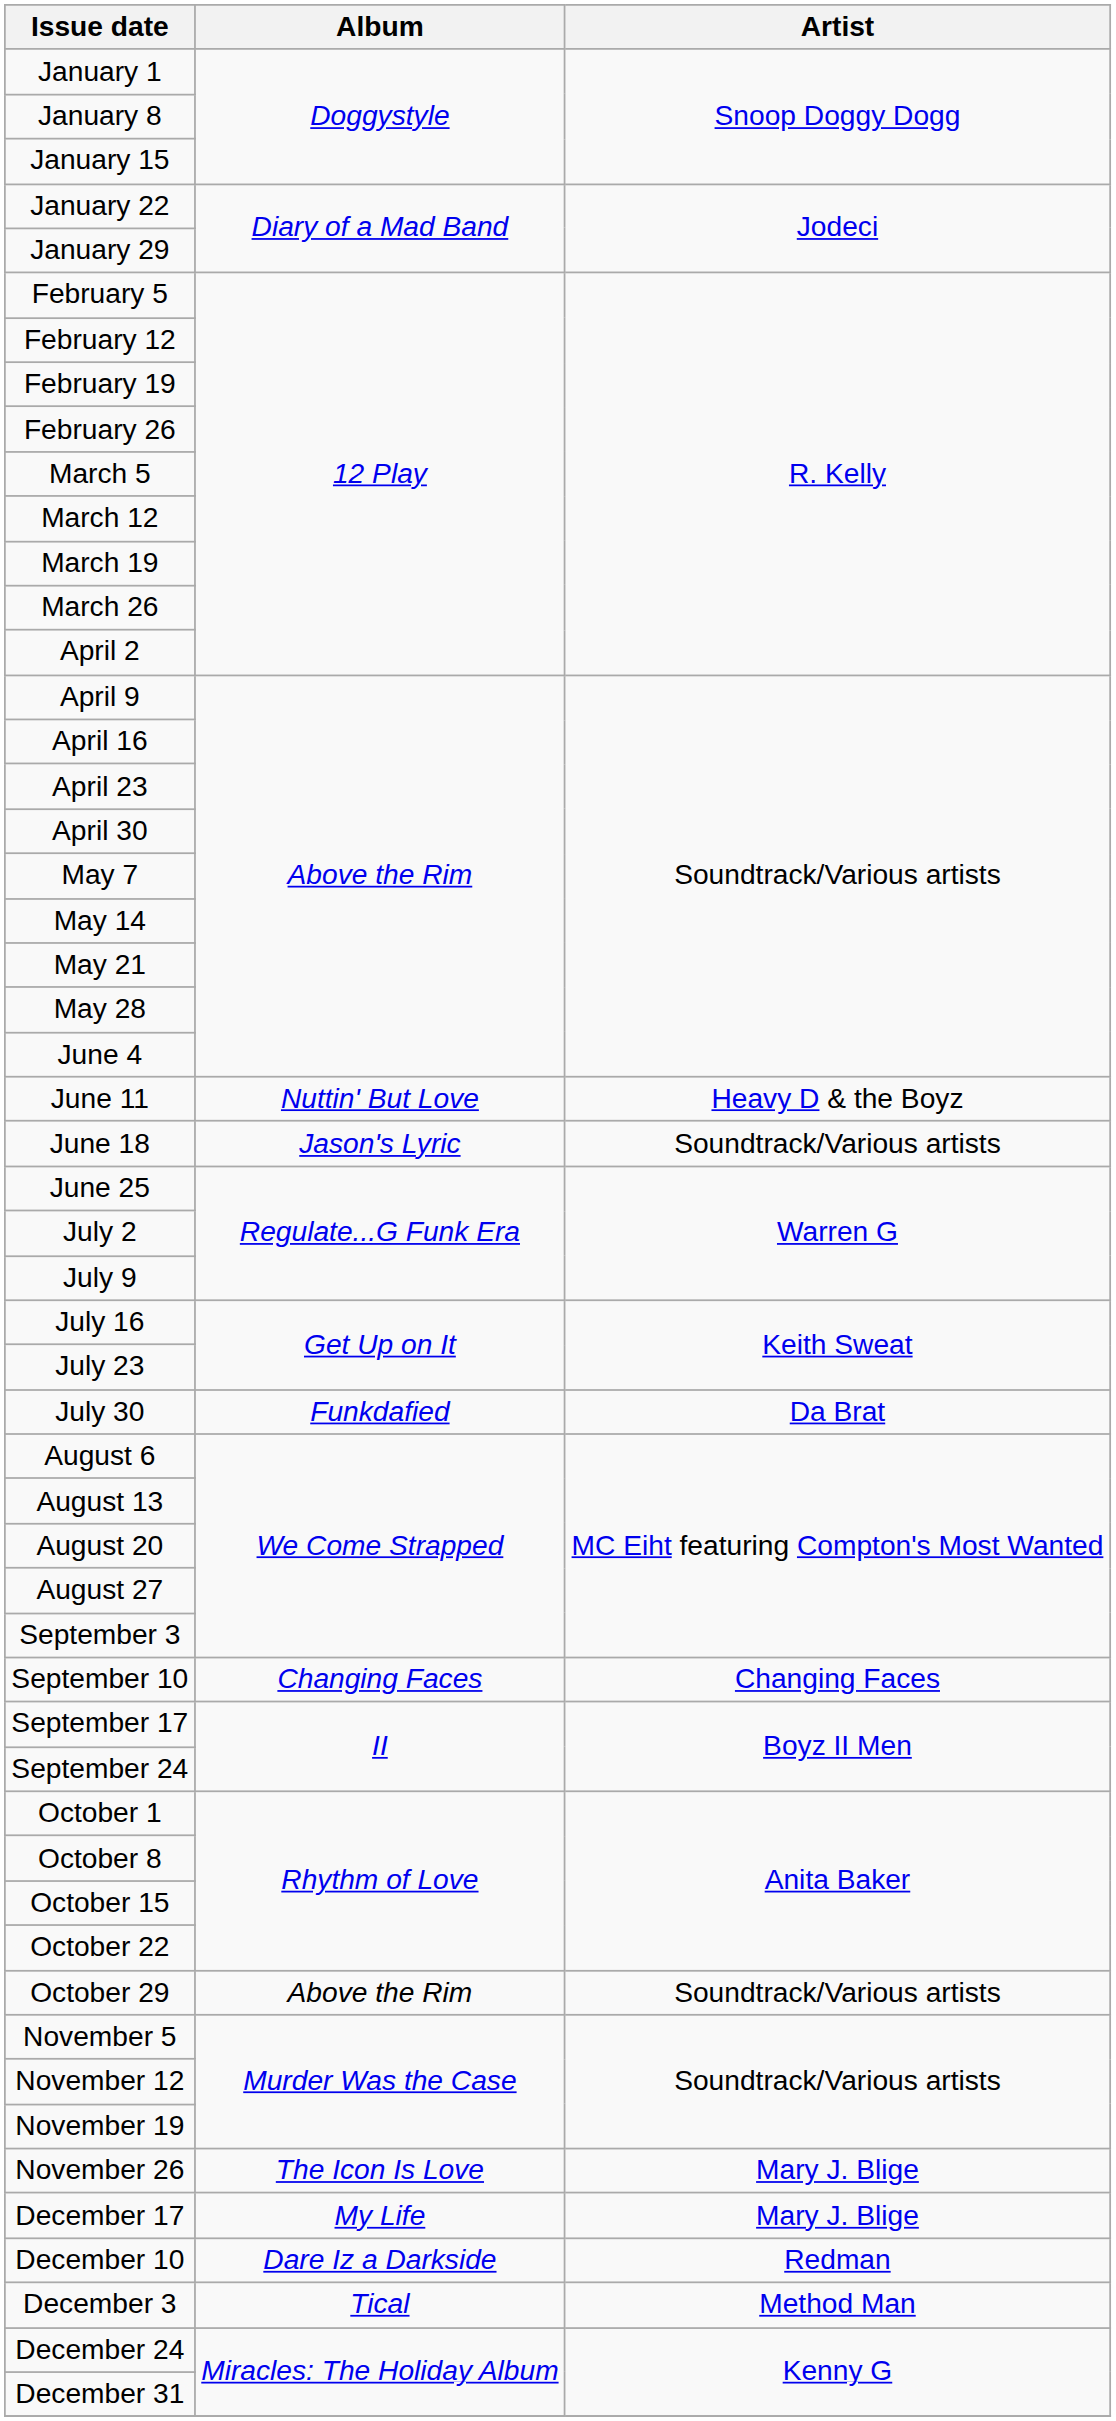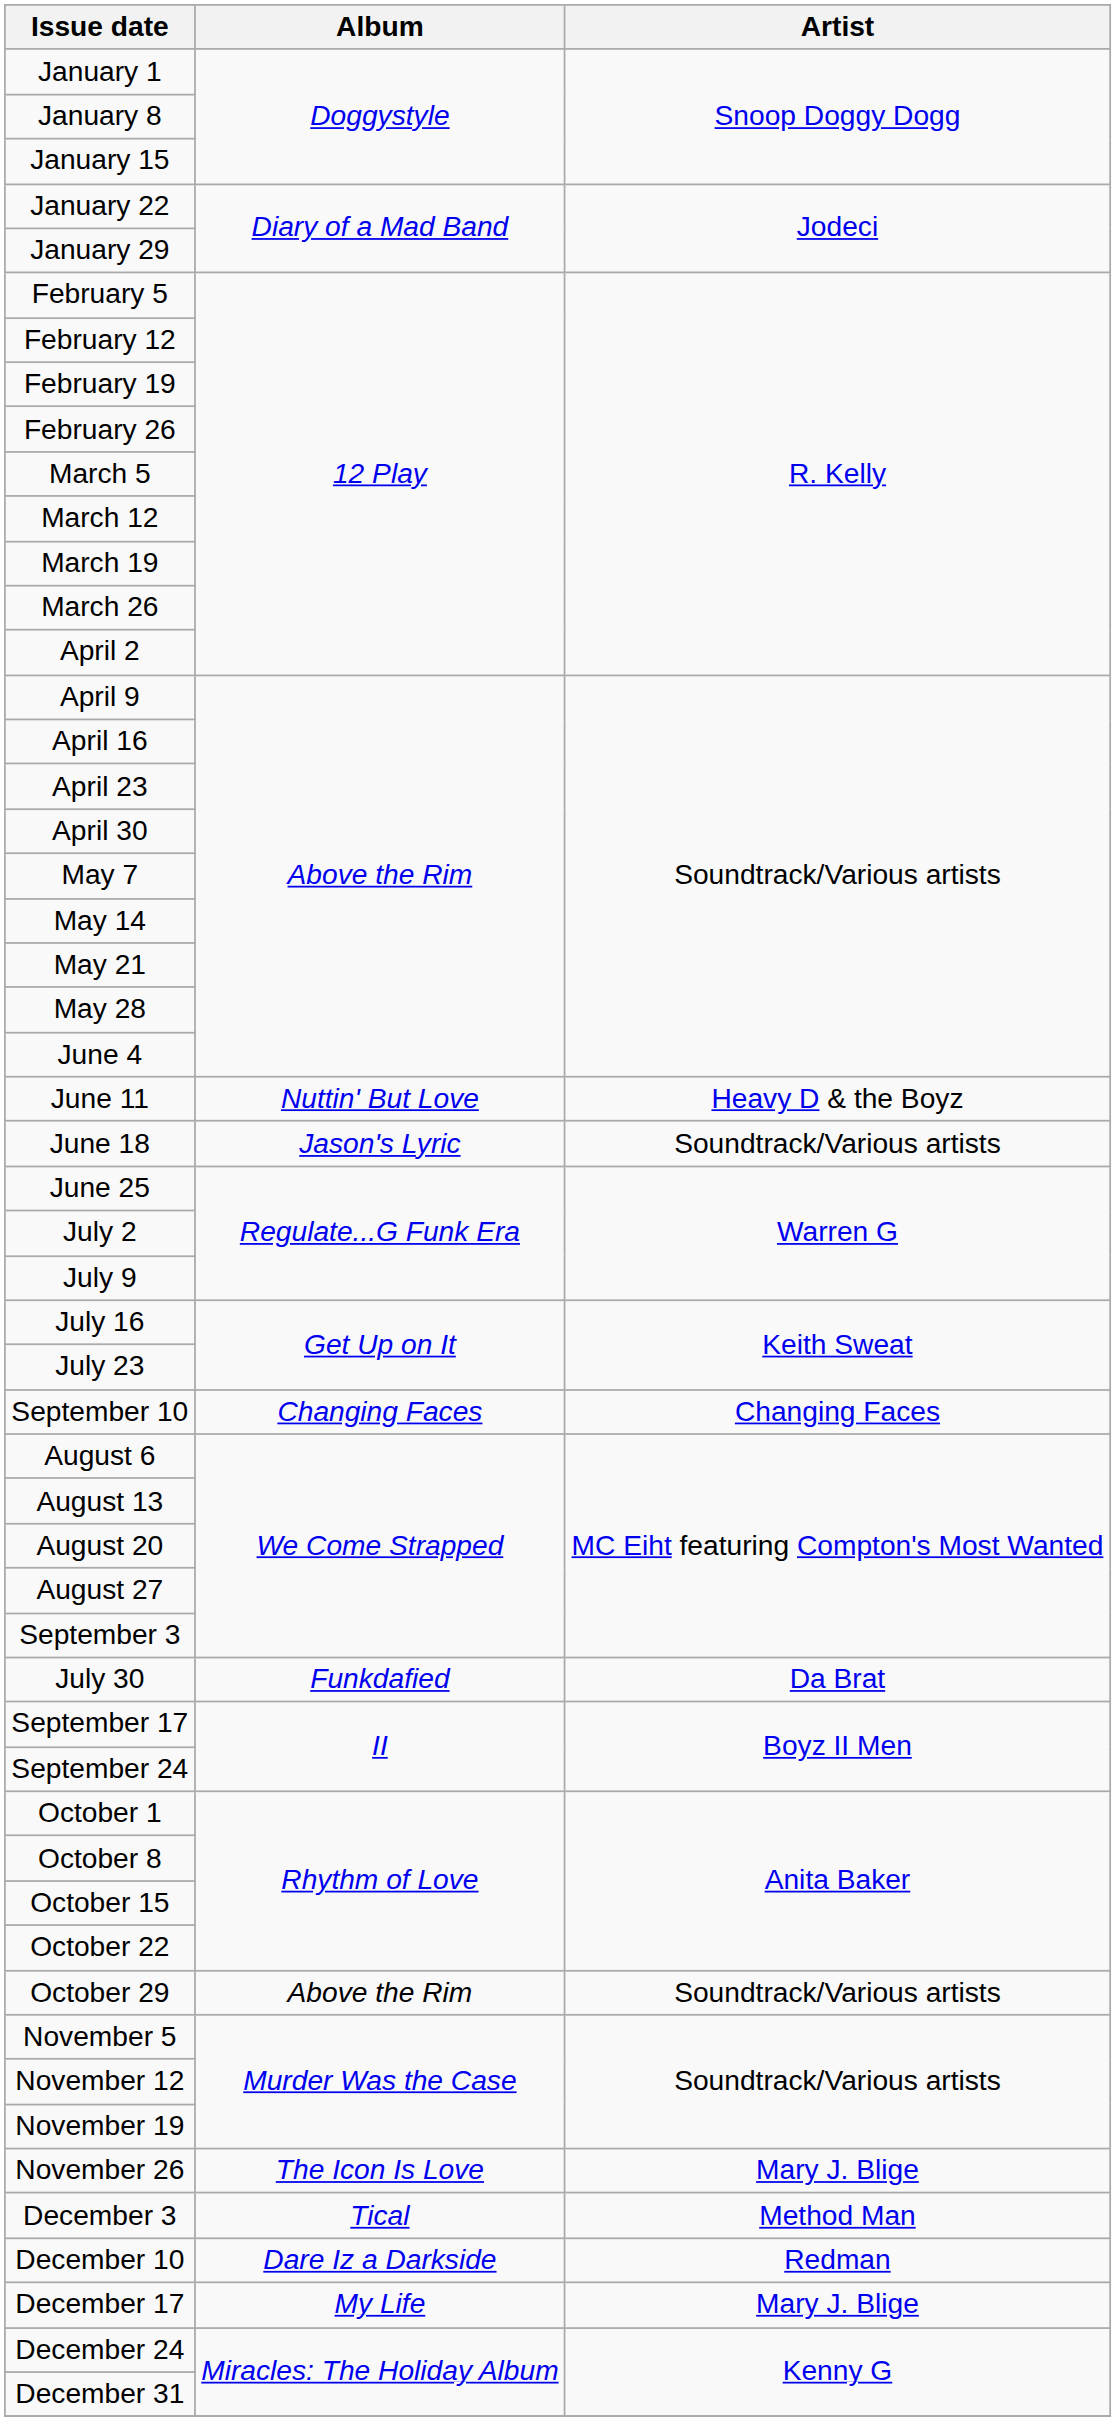rows swapped: (100, 1411) <-> (100, 1679)
rows swapped: (100, 2304) <-> (100, 2215)
